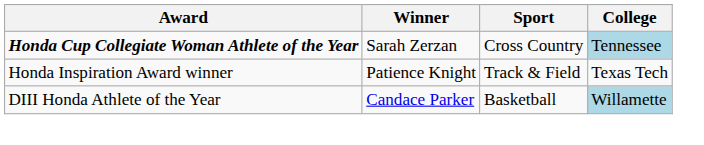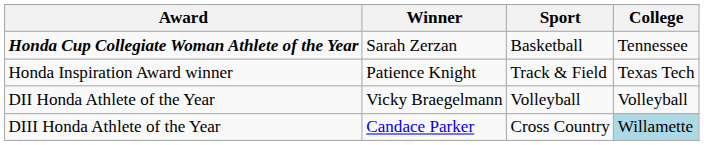(534, 45) Cross Country -> (547, 45) Basketball
(626, 45) lightblue background -> (653, 45) no background
+ row: (112, 99)
(520, 99) Basketball -> (560, 126) Cross Country
